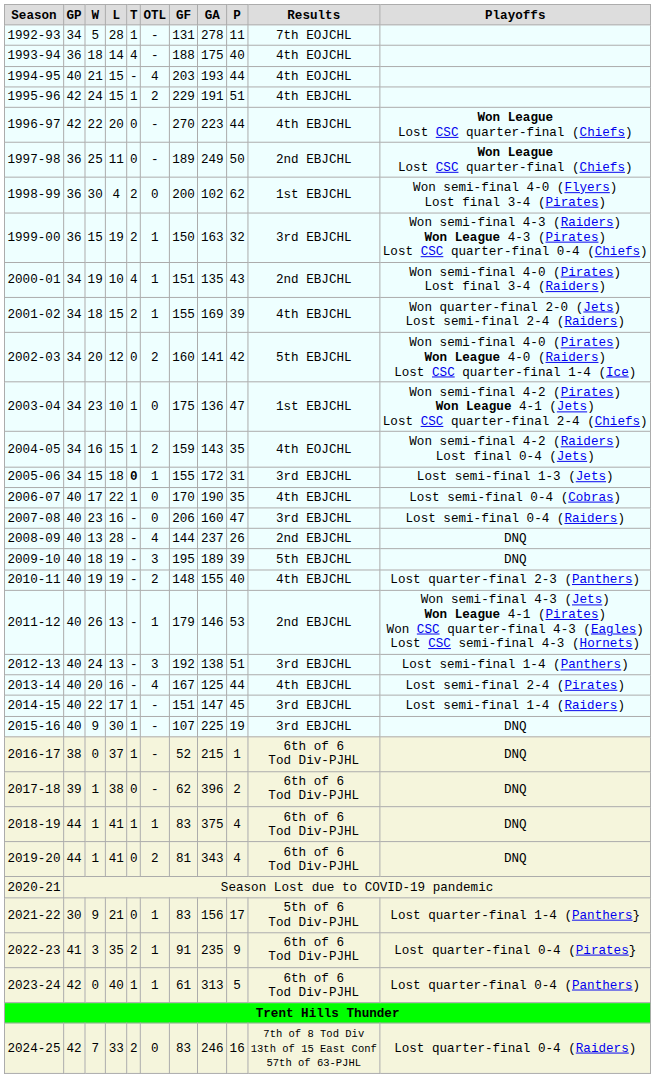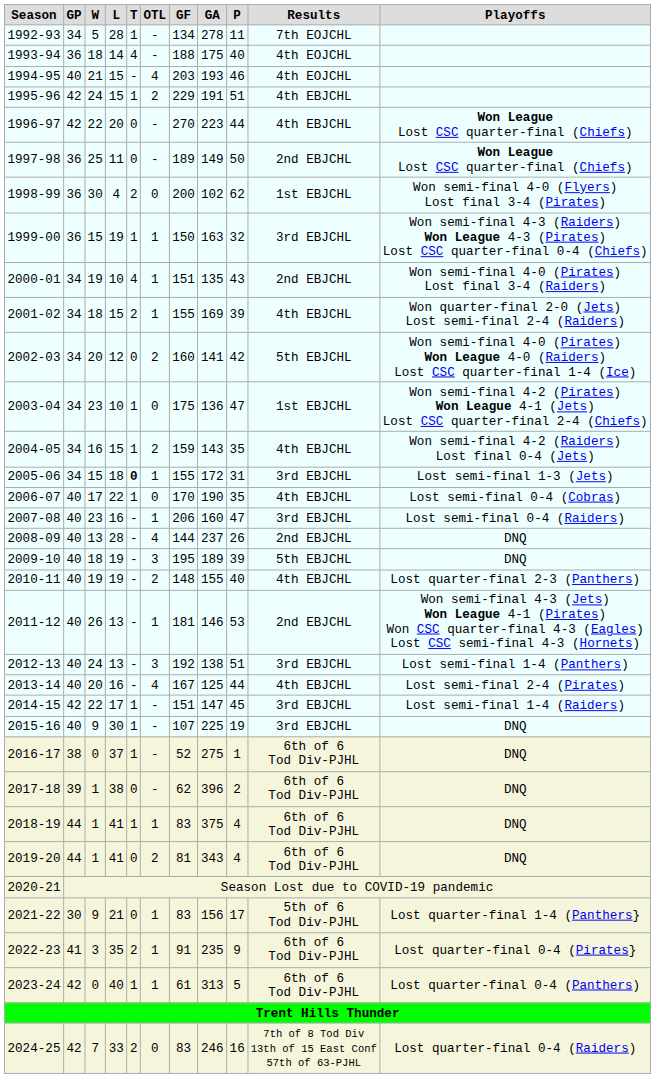(184, 35) 131 -> (184, 35) 134
(237, 76) 44 -> (237, 76) 46
(212, 160) 249 -> (212, 160) 149
(134, 237) 2 -> (134, 237) 1
(314, 449) 4th EOJCHL -> (314, 449) 4th EBJCHL
(155, 518) 0 -> (155, 518) 1
(184, 622) 179 -> (184, 622) 181
(74, 706) 40 -> (74, 706) 42
(212, 754) 215 -> (212, 754) 275
